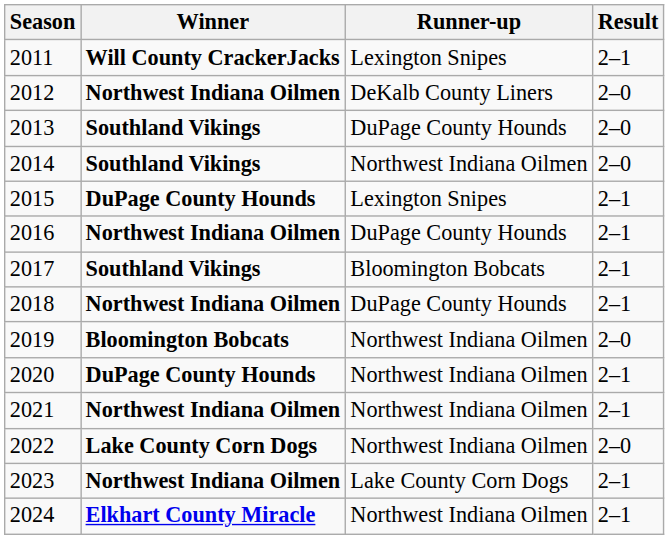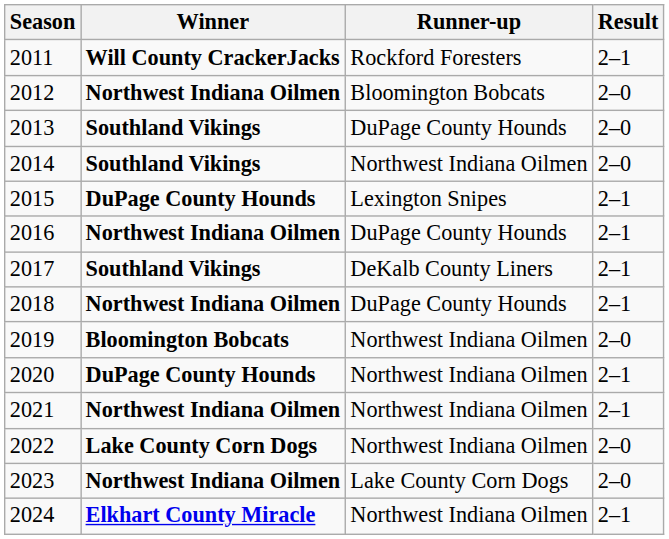(429, 57) Lexington Snipes -> (436, 57) Rockford Foresters
(452, 92) DeKalb County Liners -> (448, 92) Bloomington Bobcats
(448, 269) Bloomington Bobcats -> (452, 269) DeKalb County Liners
(614, 480) 2–1 -> (614, 480) 2–0
